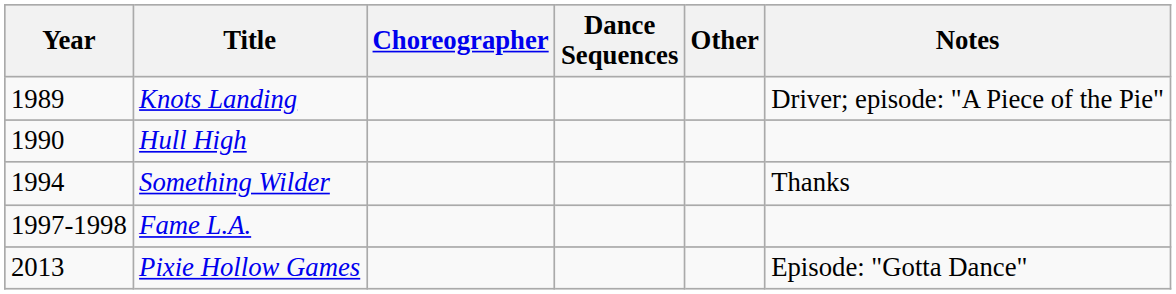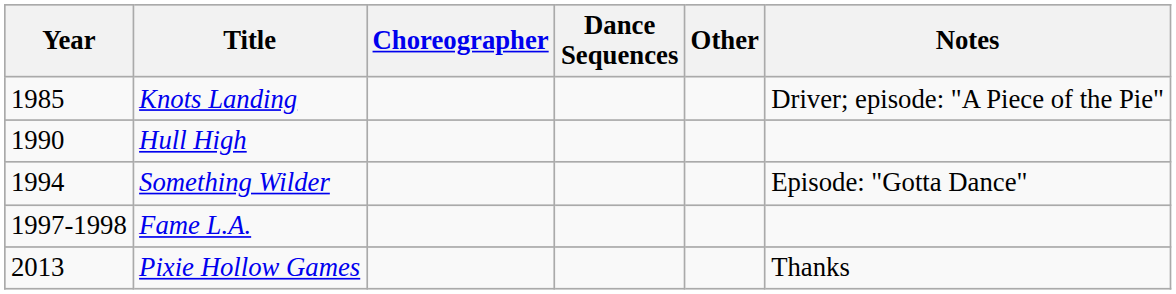(38, 98) 1989 -> (38, 98) 1985
(811, 182) Thanks -> (899, 182) Episode: "Gotta Dance"
(899, 267) Episode: "Gotta Dance" -> (811, 267) Thanks
